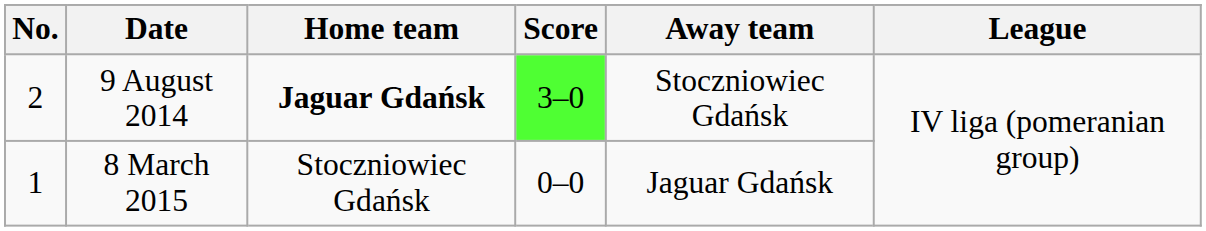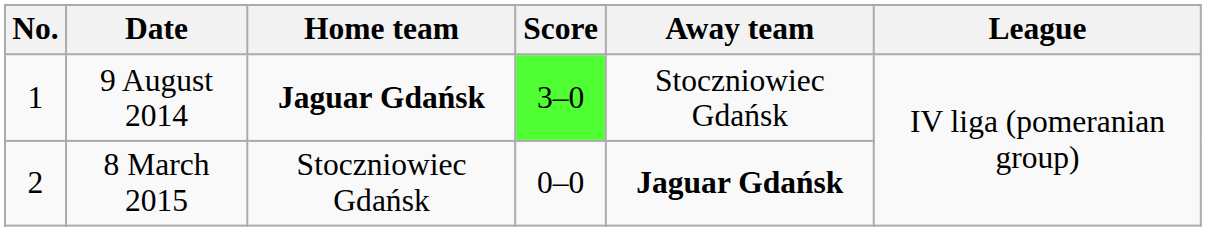(35, 97) 2 -> (35, 97) 1
(35, 182) 1 -> (35, 182) 2
(740, 182) normal -> (740, 182) bold
